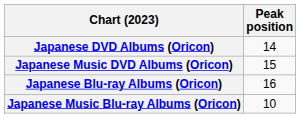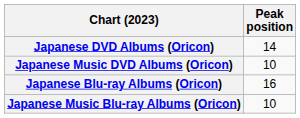(270, 65) 15 -> (270, 65) 10
